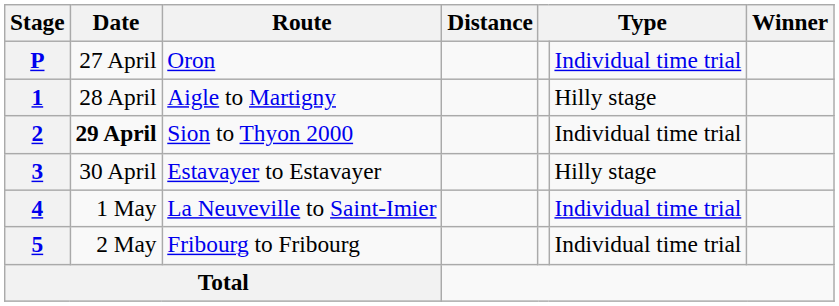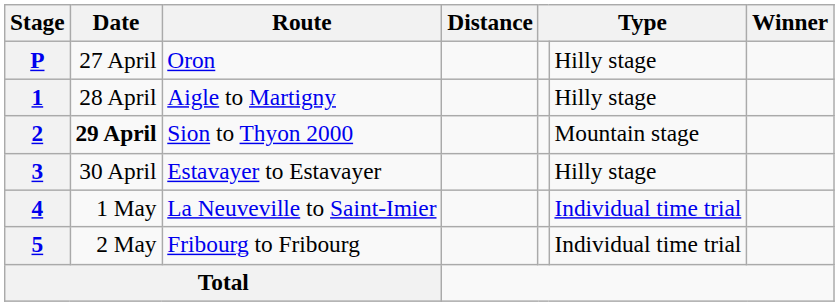(648, 60) Individual time trial -> (605, 60) Hilly stage
(648, 134) Individual time trial -> (627, 134) Mountain stage
